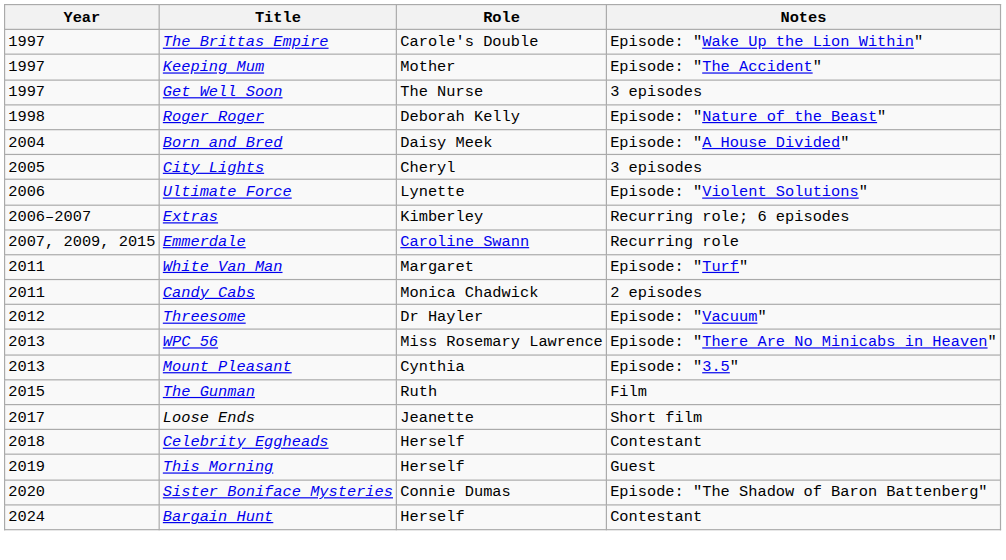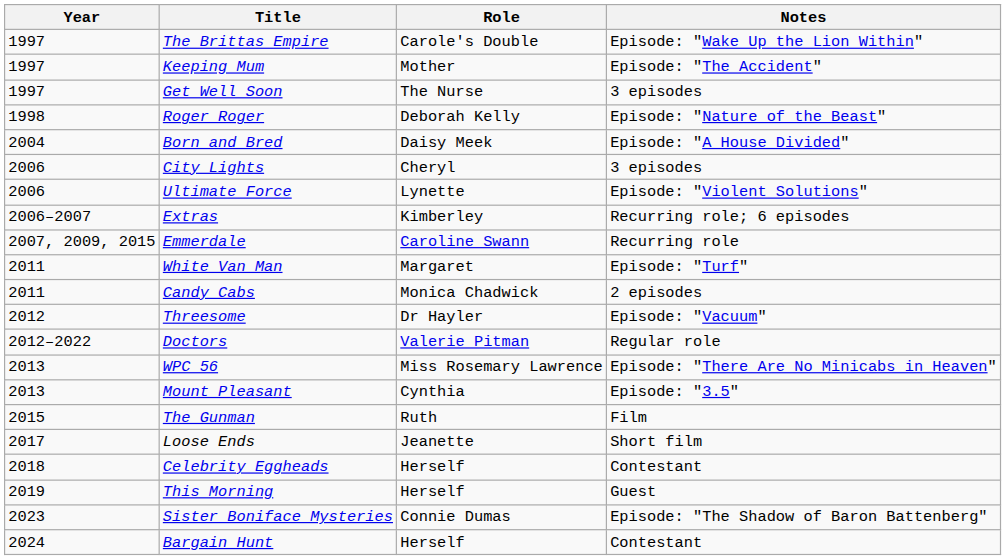(27, 167) 2005 -> (27, 167) 2006
+ row: (195, 342)
(27, 492) 2020 -> (27, 517) 2023
